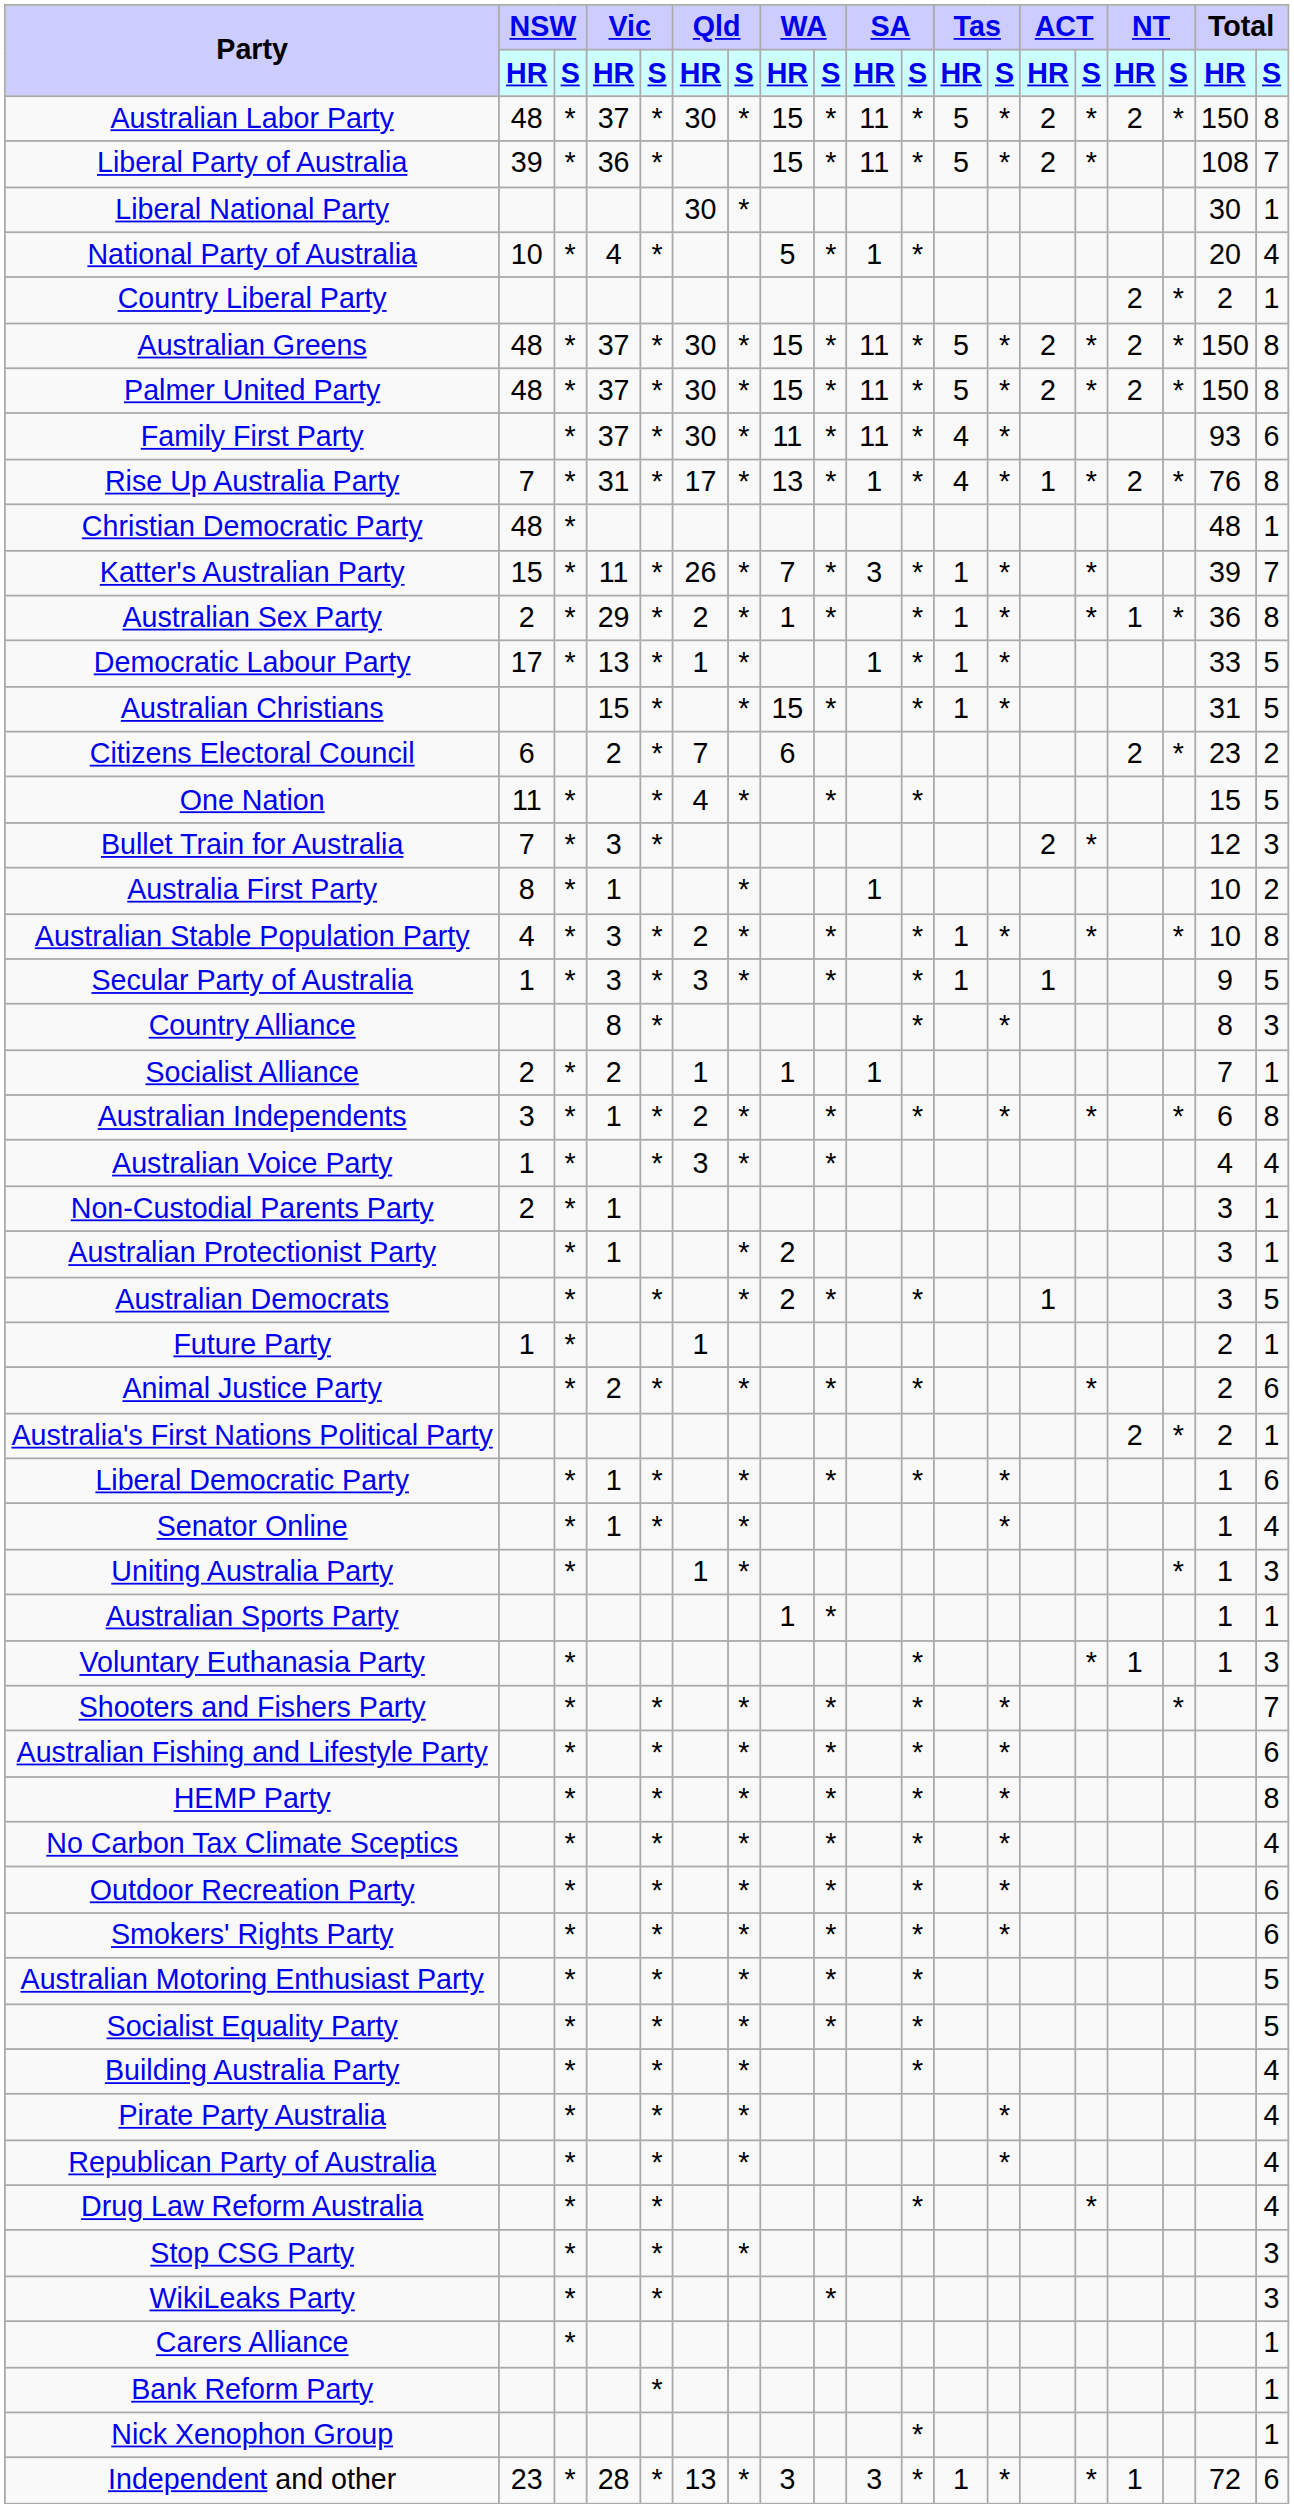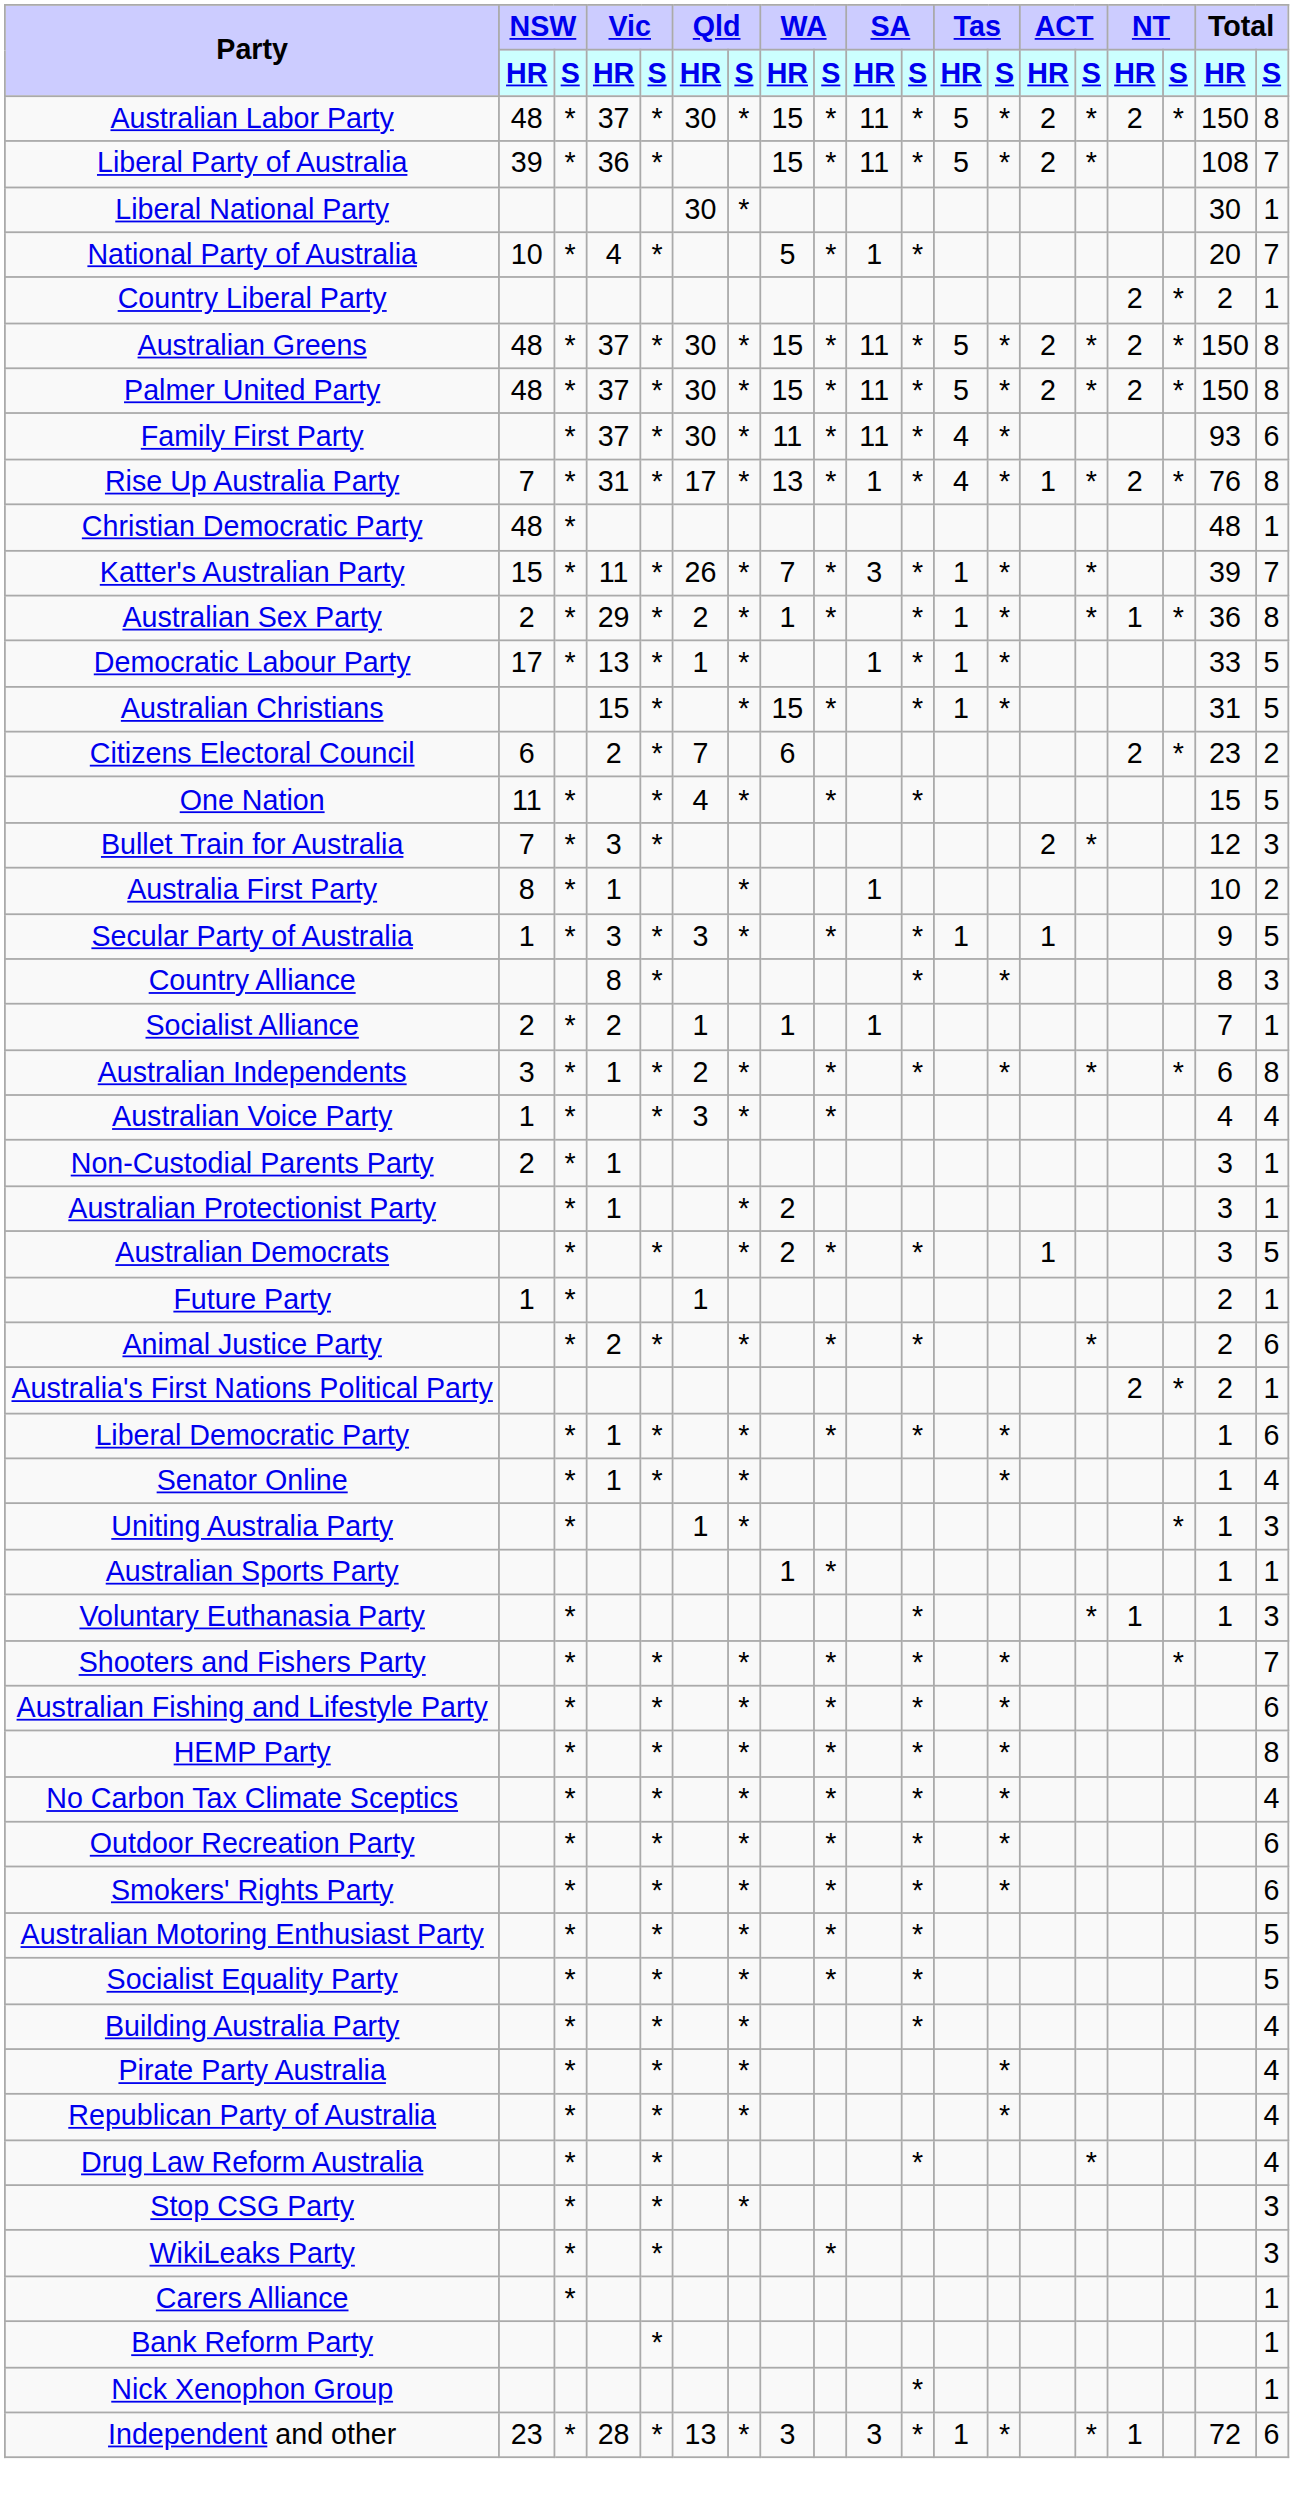(1272, 254) 4 -> (1272, 254) 7
- row: (252, 935)
